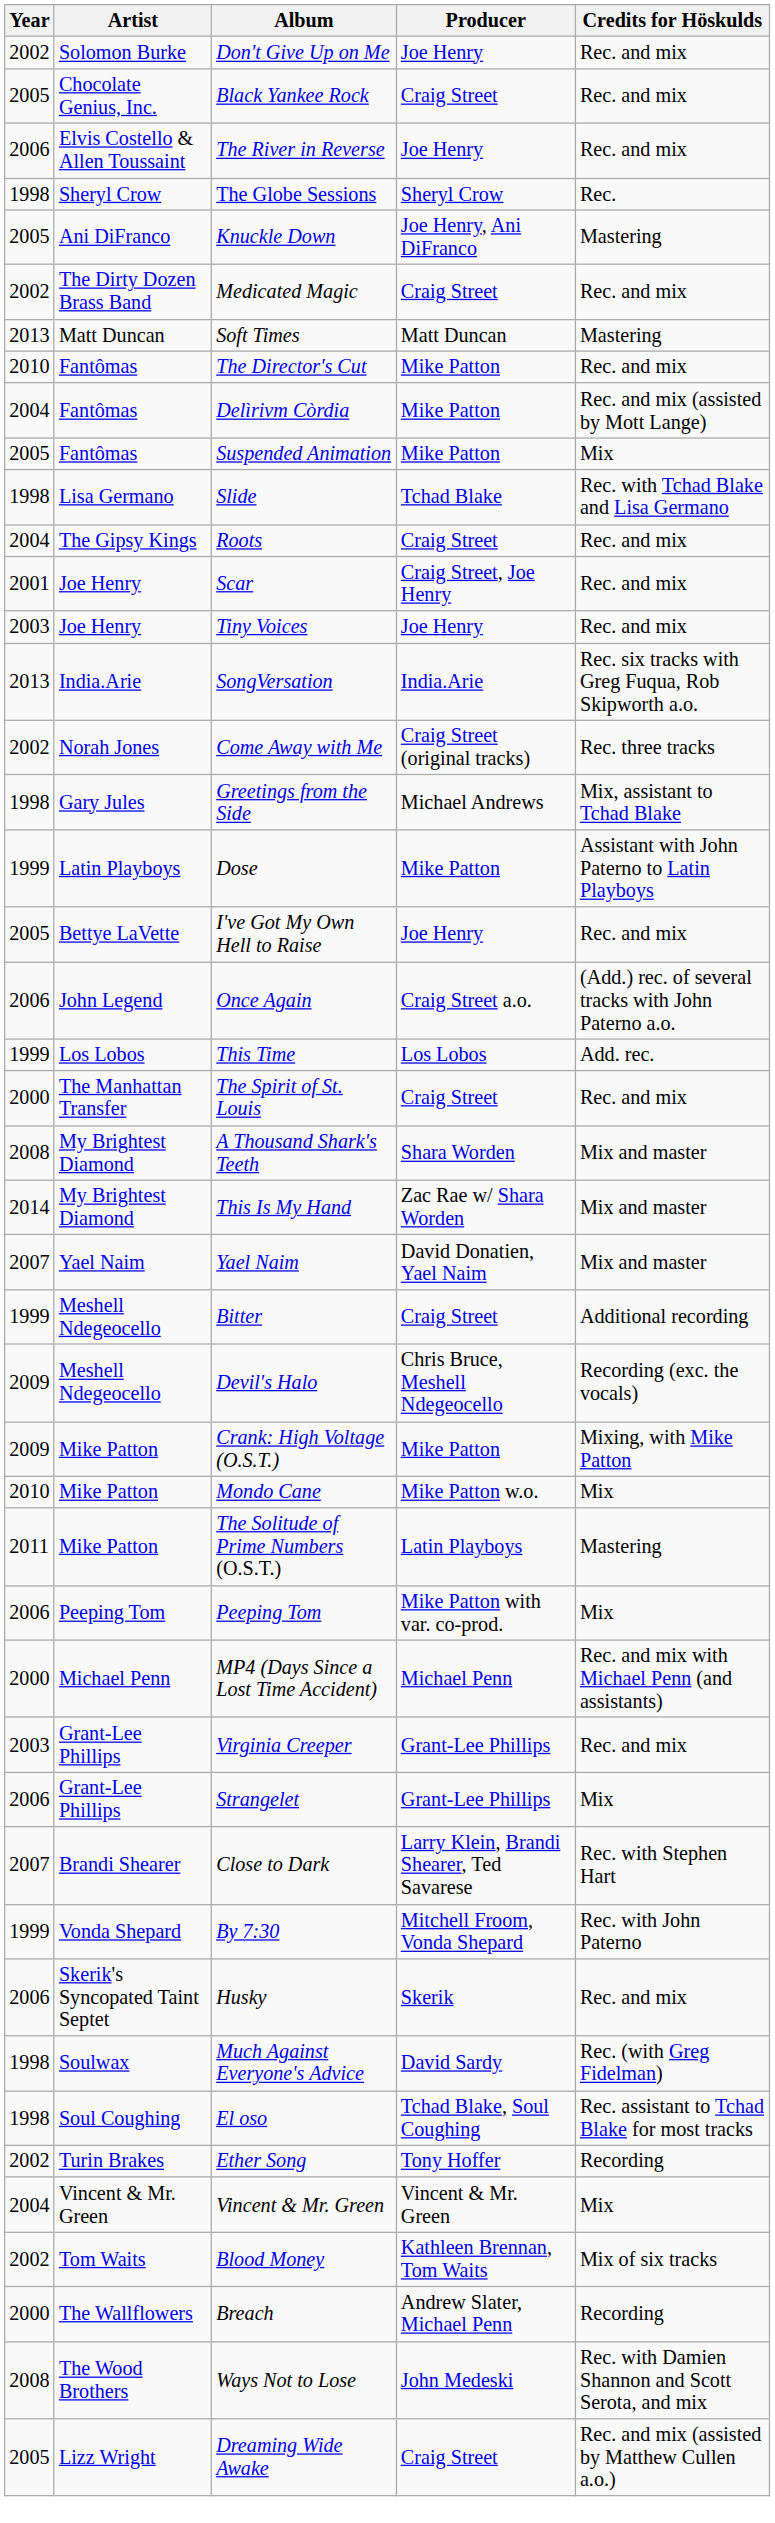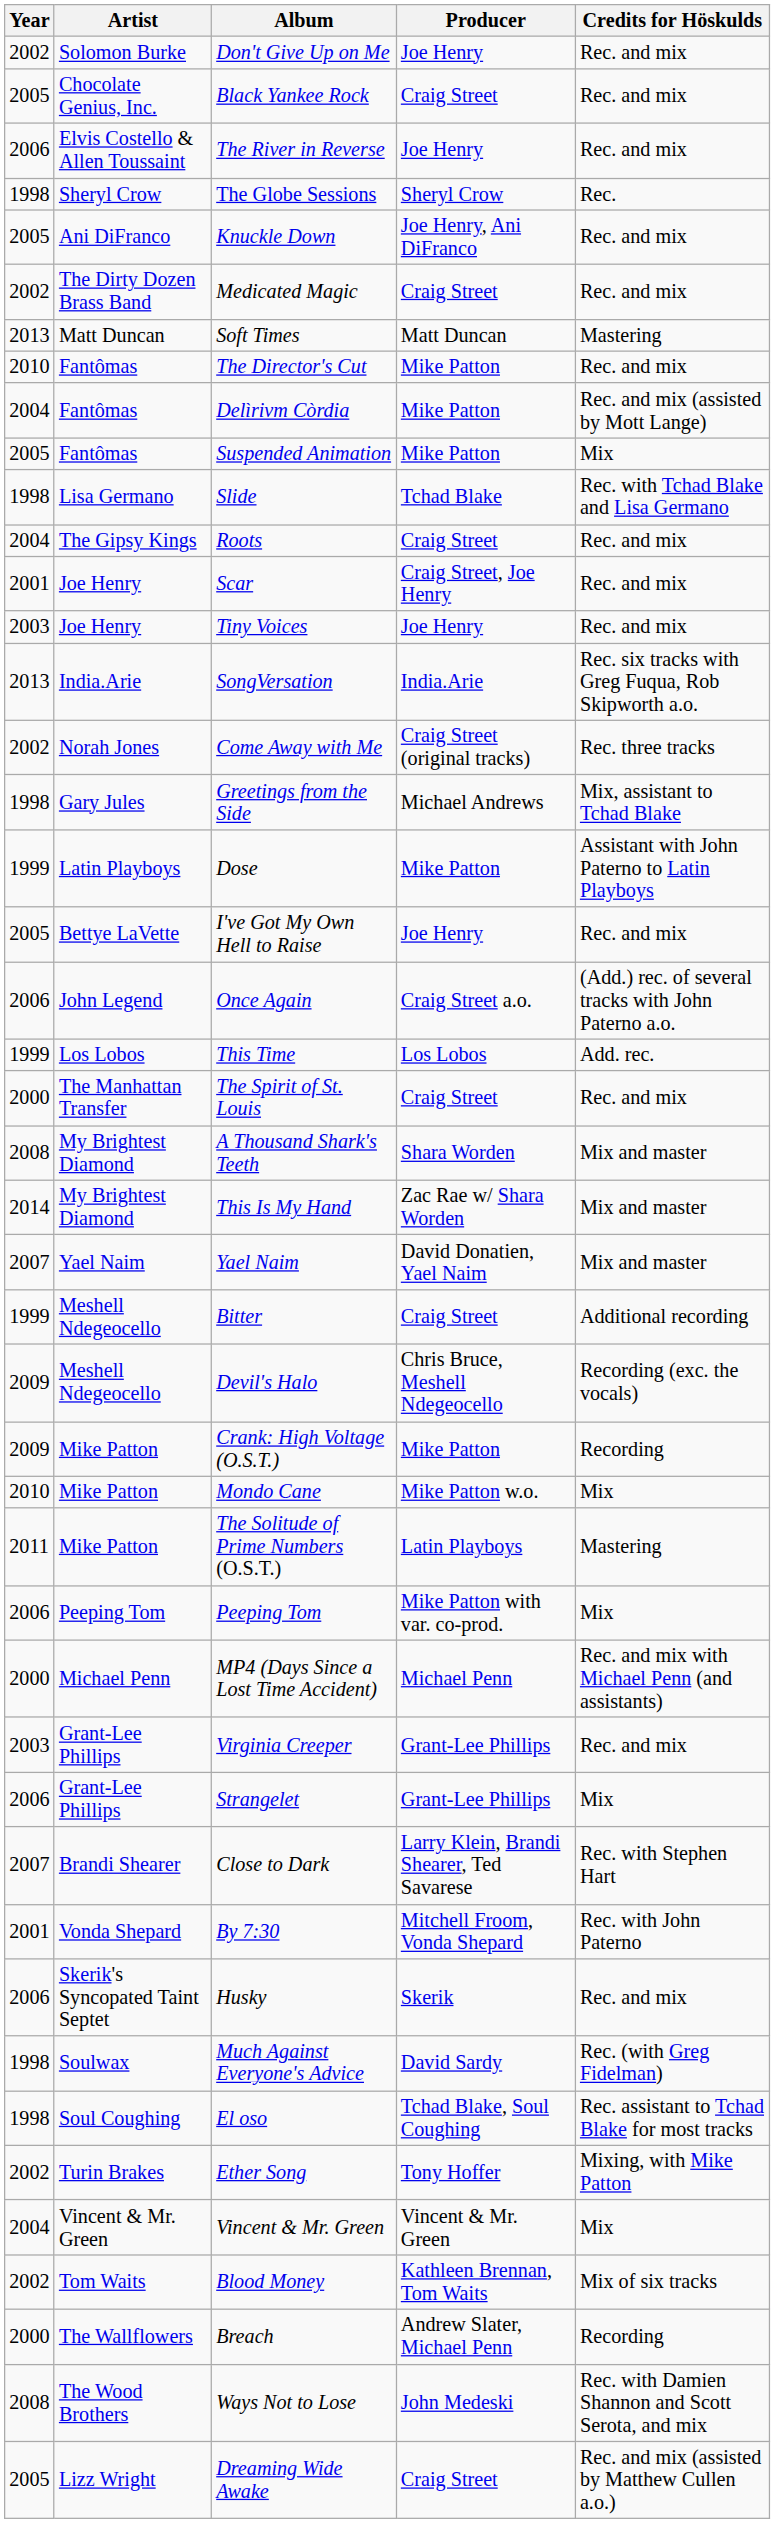(621, 237) Mastering -> (633, 237) Rec. and mix
(656, 1448) Mixing, with Mike Patton -> (622, 1448) Recording
(29, 1931) 1999 -> (29, 1931) 2001
(622, 2161) Recording -> (656, 2172) Mixing, with Mike Patton
